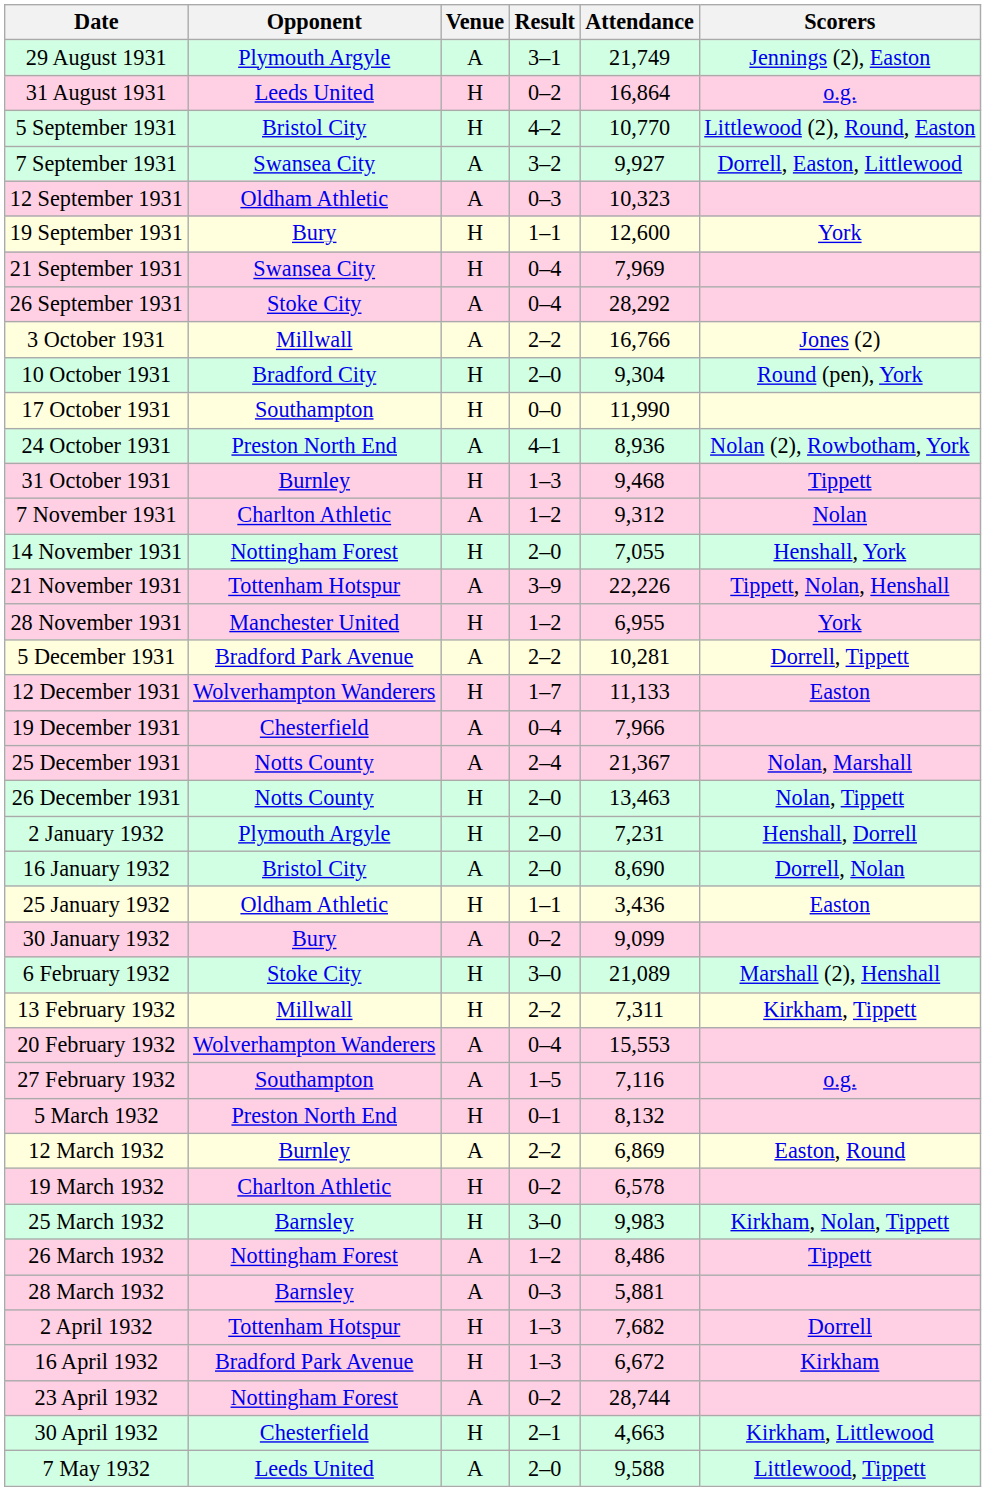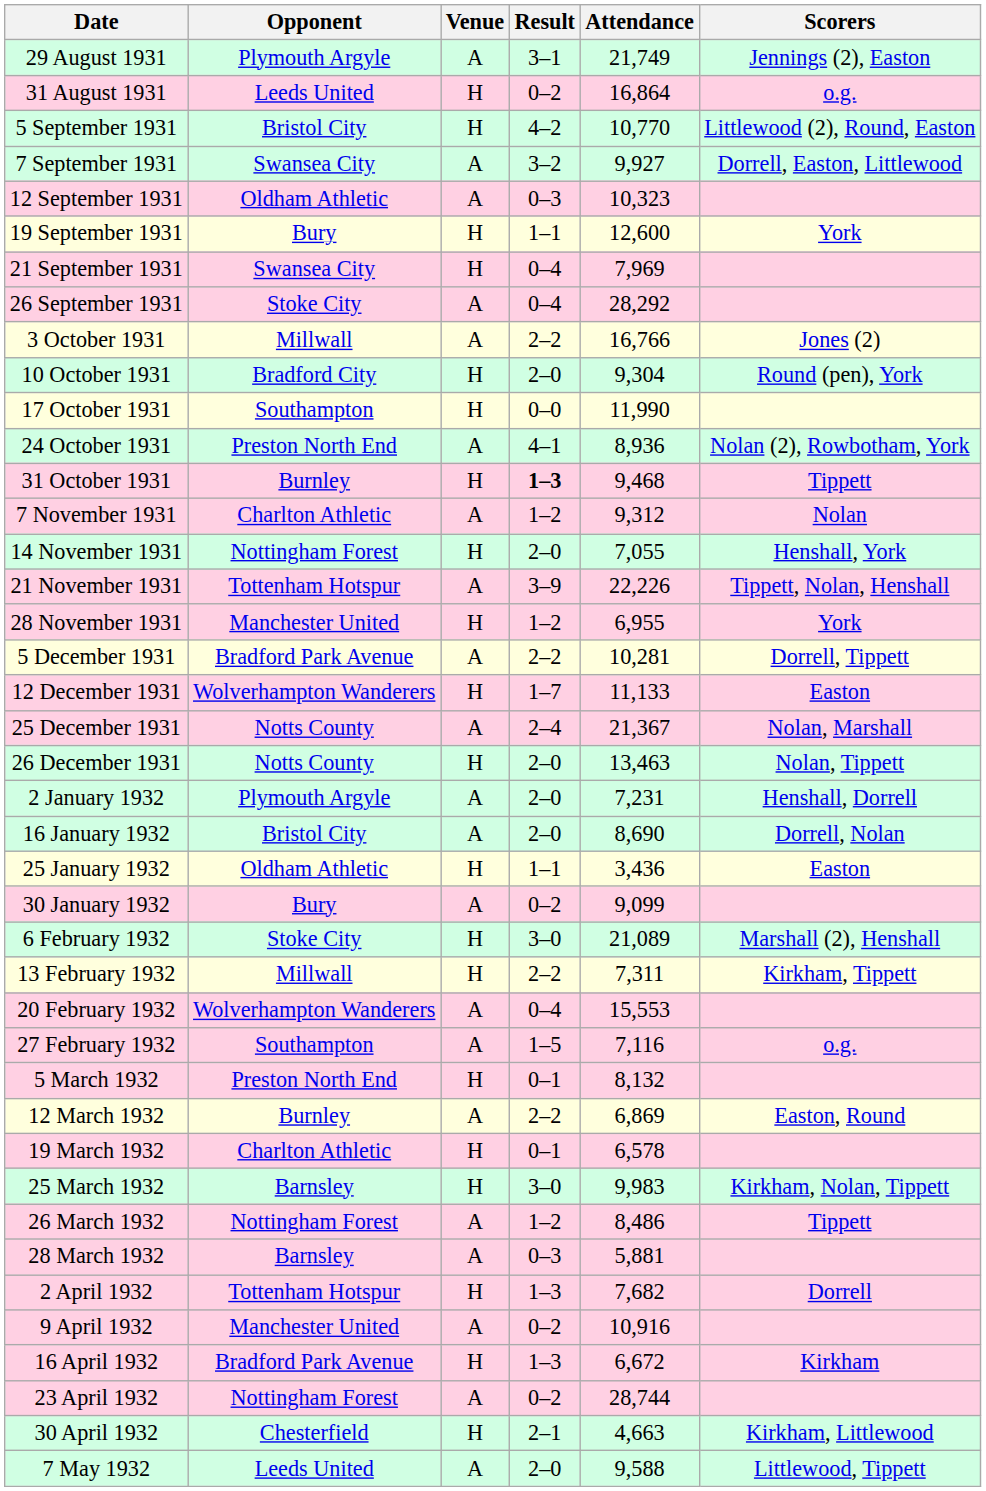(545, 480) normal -> (545, 480) bold
- row: (96, 727)
(475, 833) H -> (475, 798) A
(545, 1186) 0–2 -> (545, 1150) 0–1
+ row: (96, 1327)
